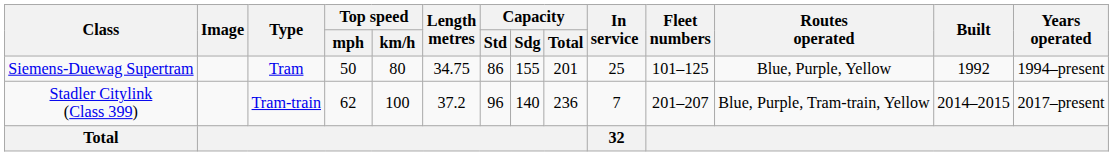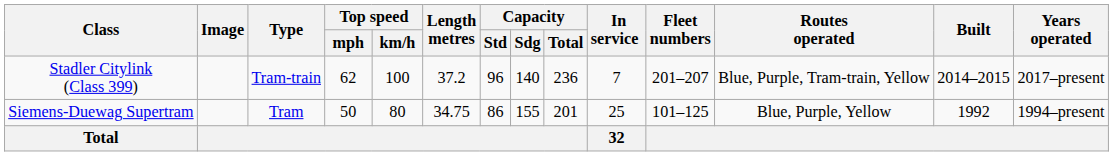rows swapped: (101, 68) <-> (101, 103)
